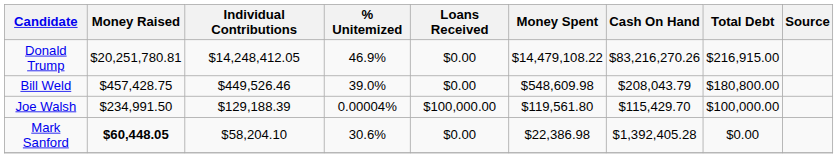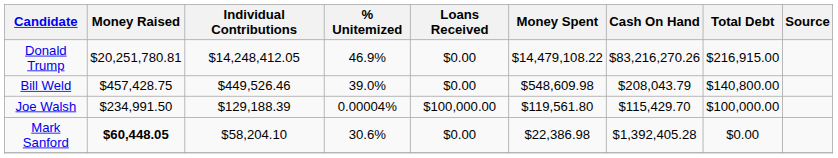(743, 86) $180,800.00 -> (743, 86) $140,800.00
